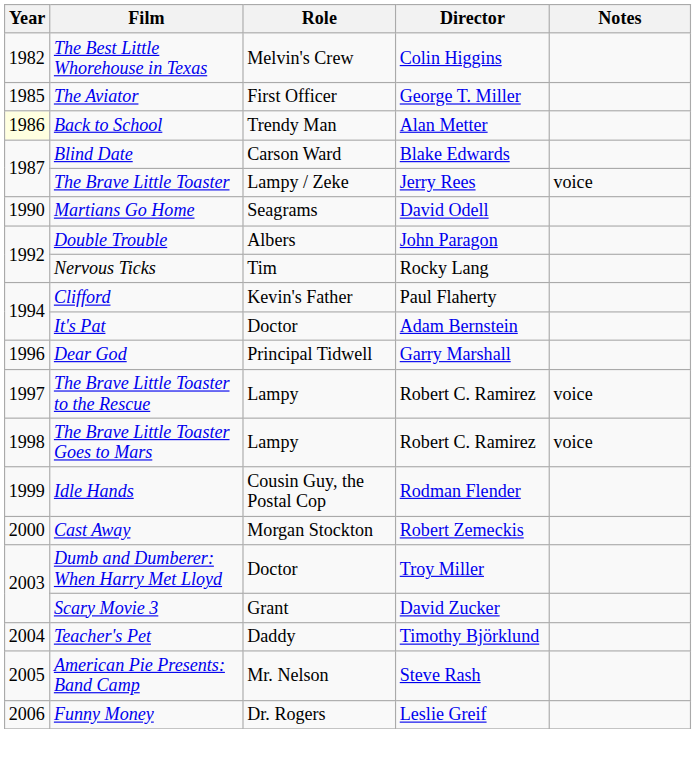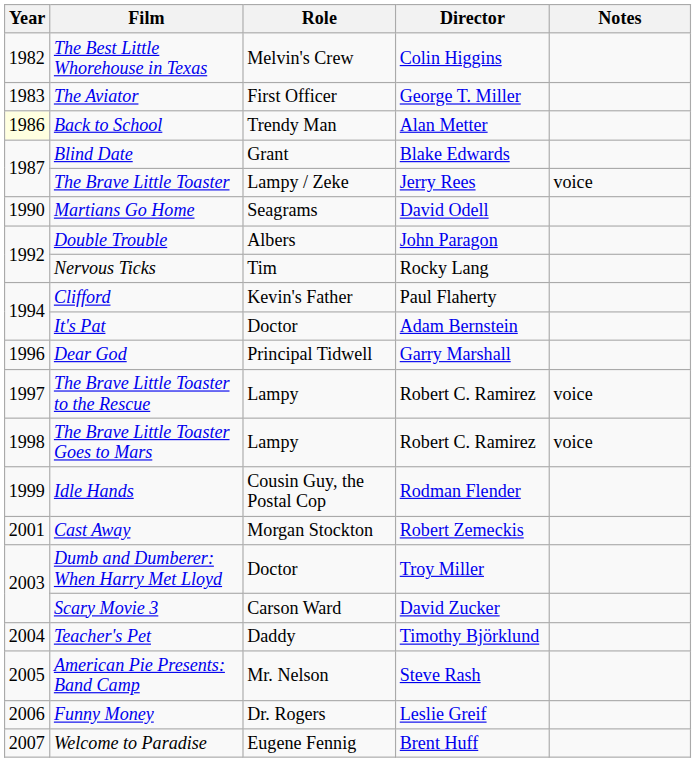(27, 96) 1985 -> (27, 96) 1983
(294, 153) Carson Ward -> (268, 153) Grant
(27, 530) 2000 -> (27, 530) 2001
(268, 607) Grant -> (294, 607) Carson Ward
+ row: (130, 743)
